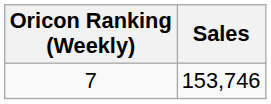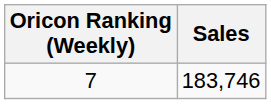(221, 80) 153,746 -> (221, 80) 183,746
